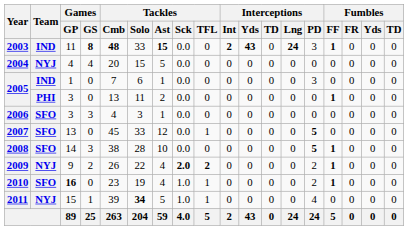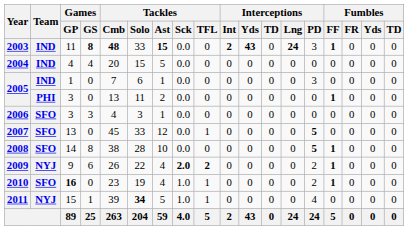(46, 64) NYJ -> (46, 64) IND
(90, 149) 3 -> (90, 149) 8
(90, 166) 2 -> (90, 166) 6
